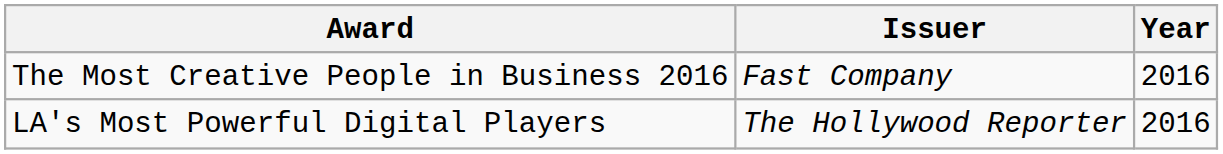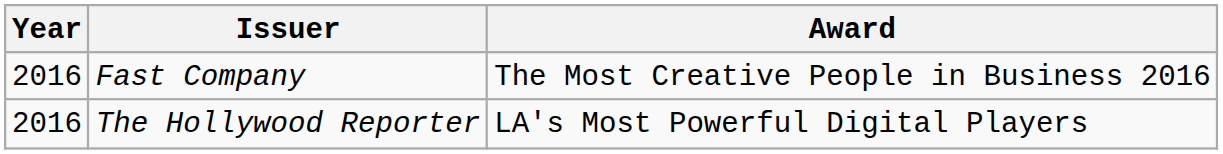columns swapped: (1176, 29) <-> (370, 29)
